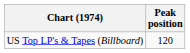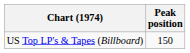(165, 40) 120 -> (165, 40) 150
